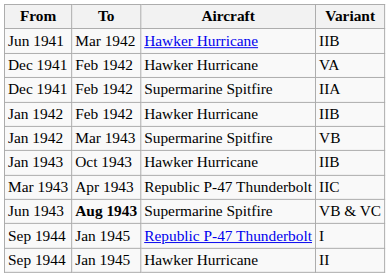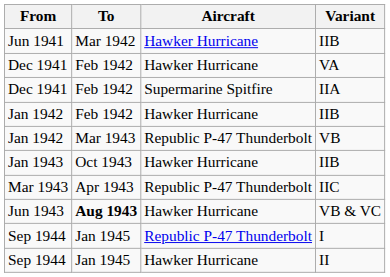(208, 138) Supermarine Spitfire -> (228, 138) Republic P-47 Thunderbolt
(208, 211) Supermarine Spitfire -> (201, 211) Hawker Hurricane
